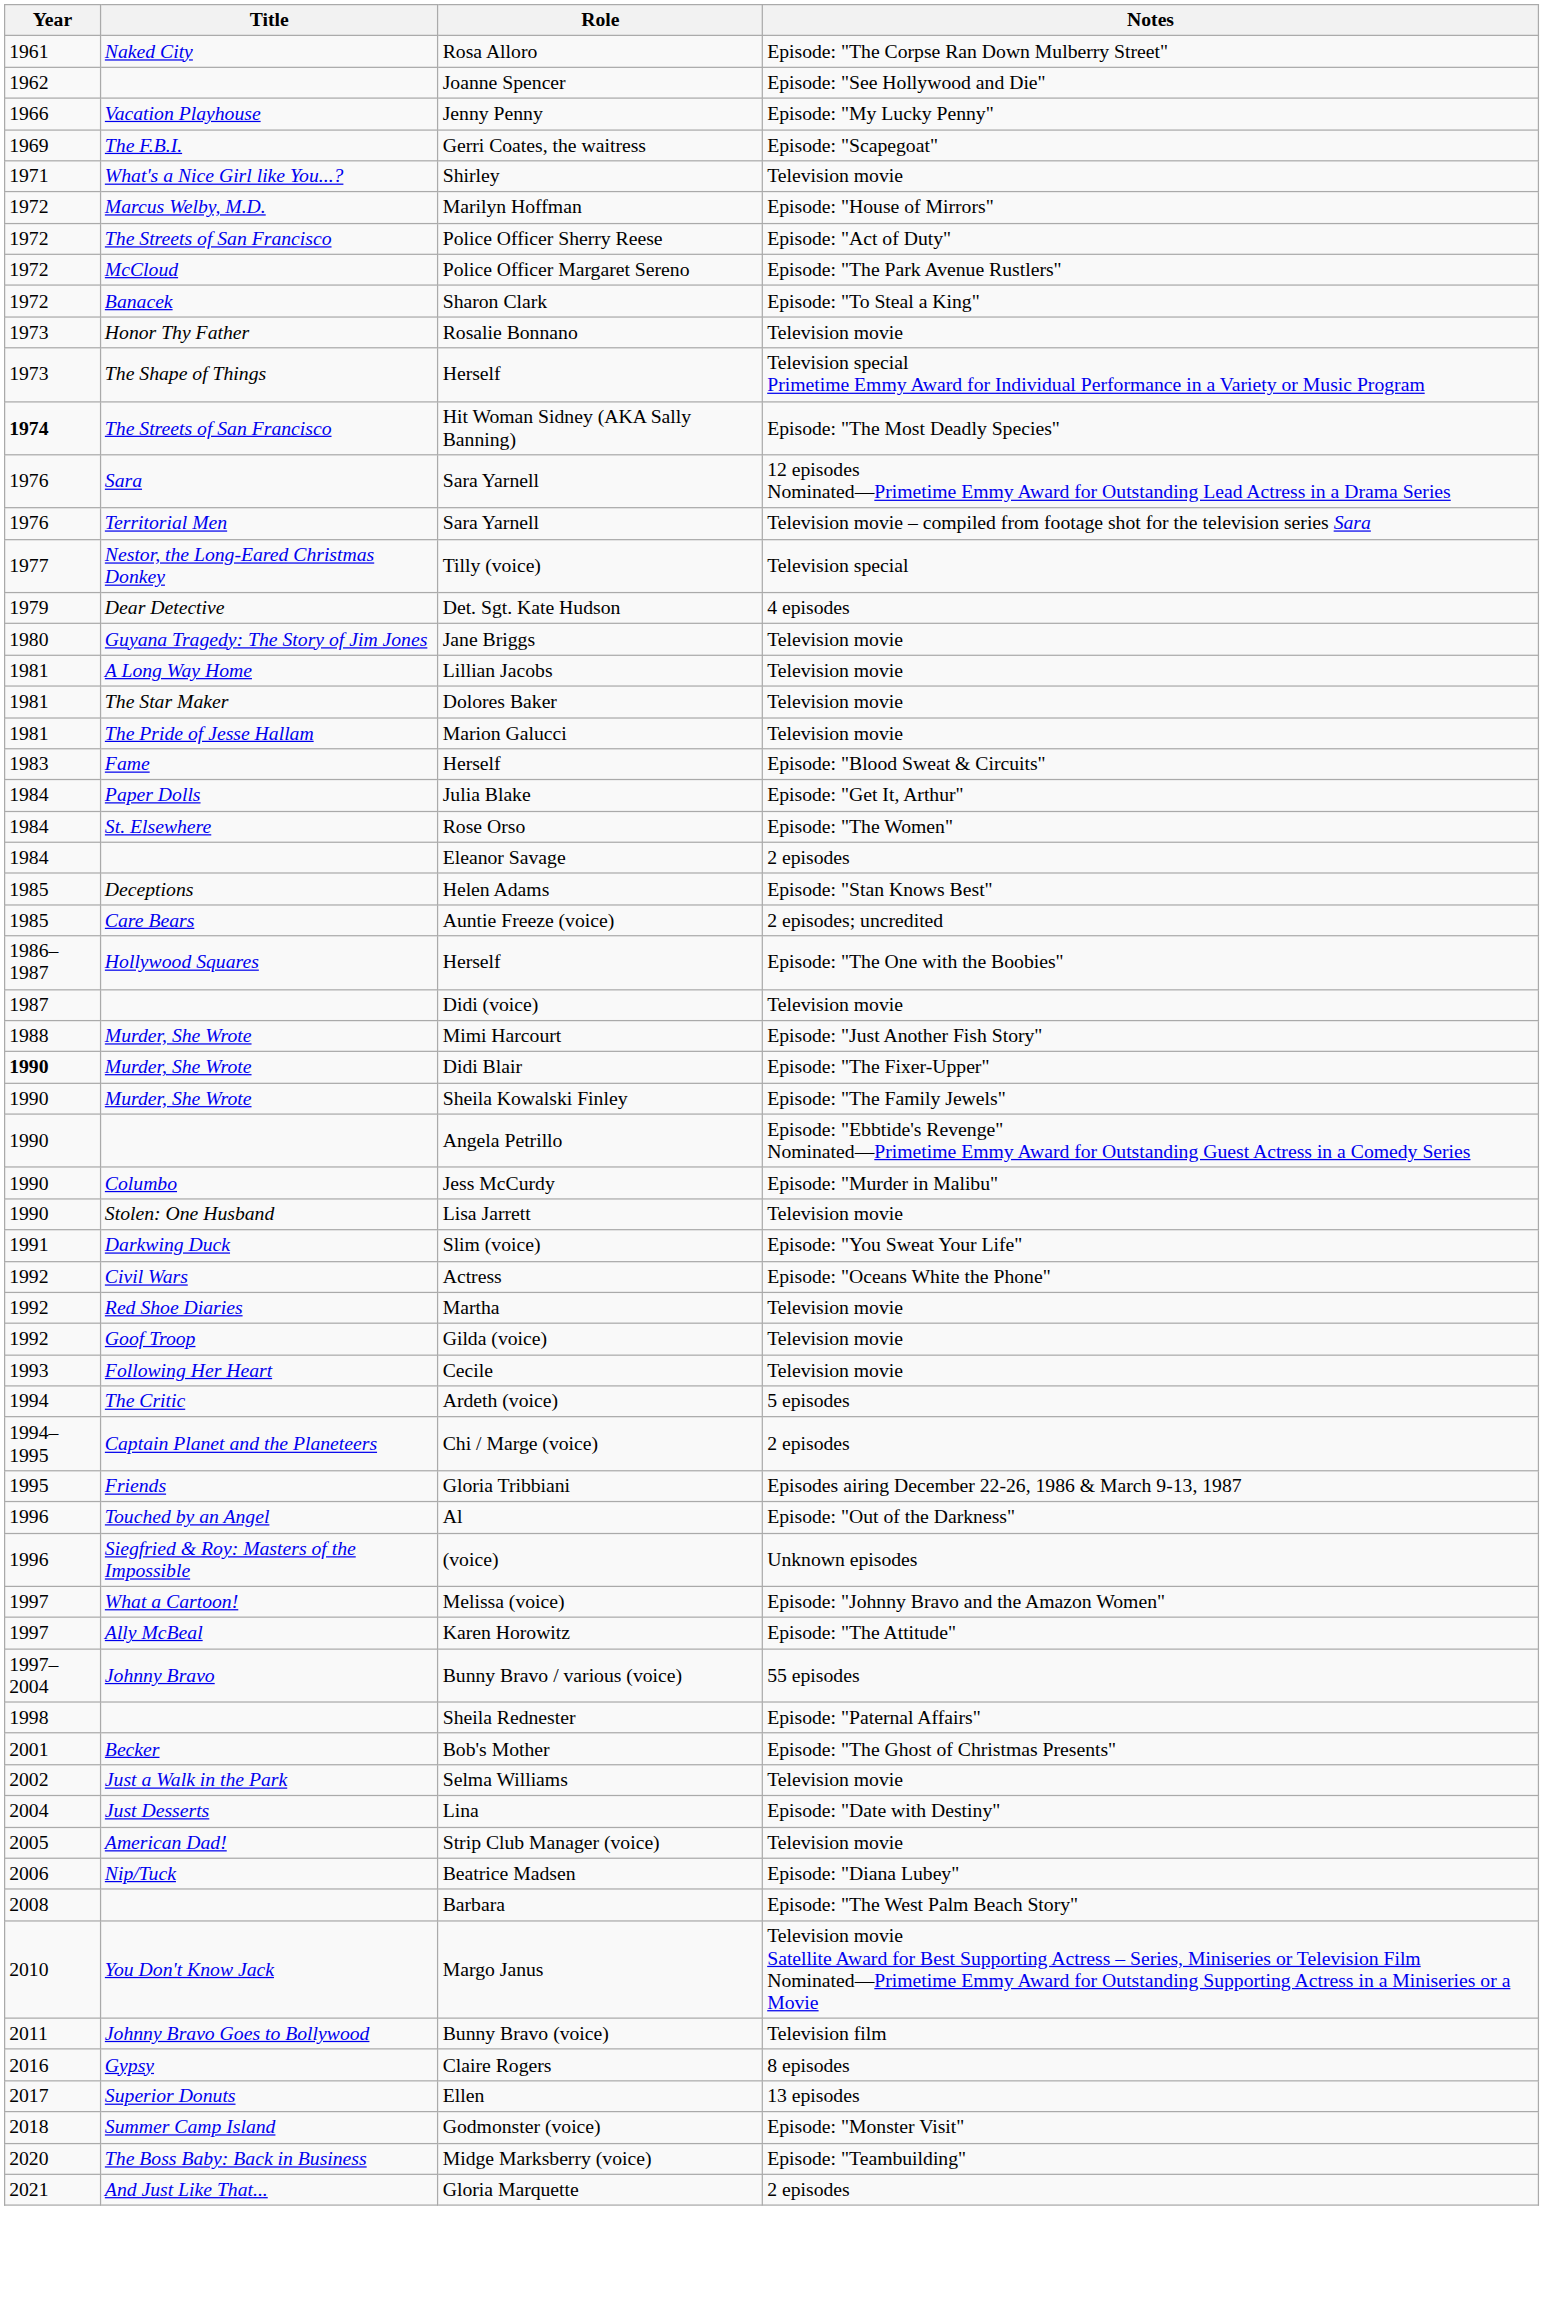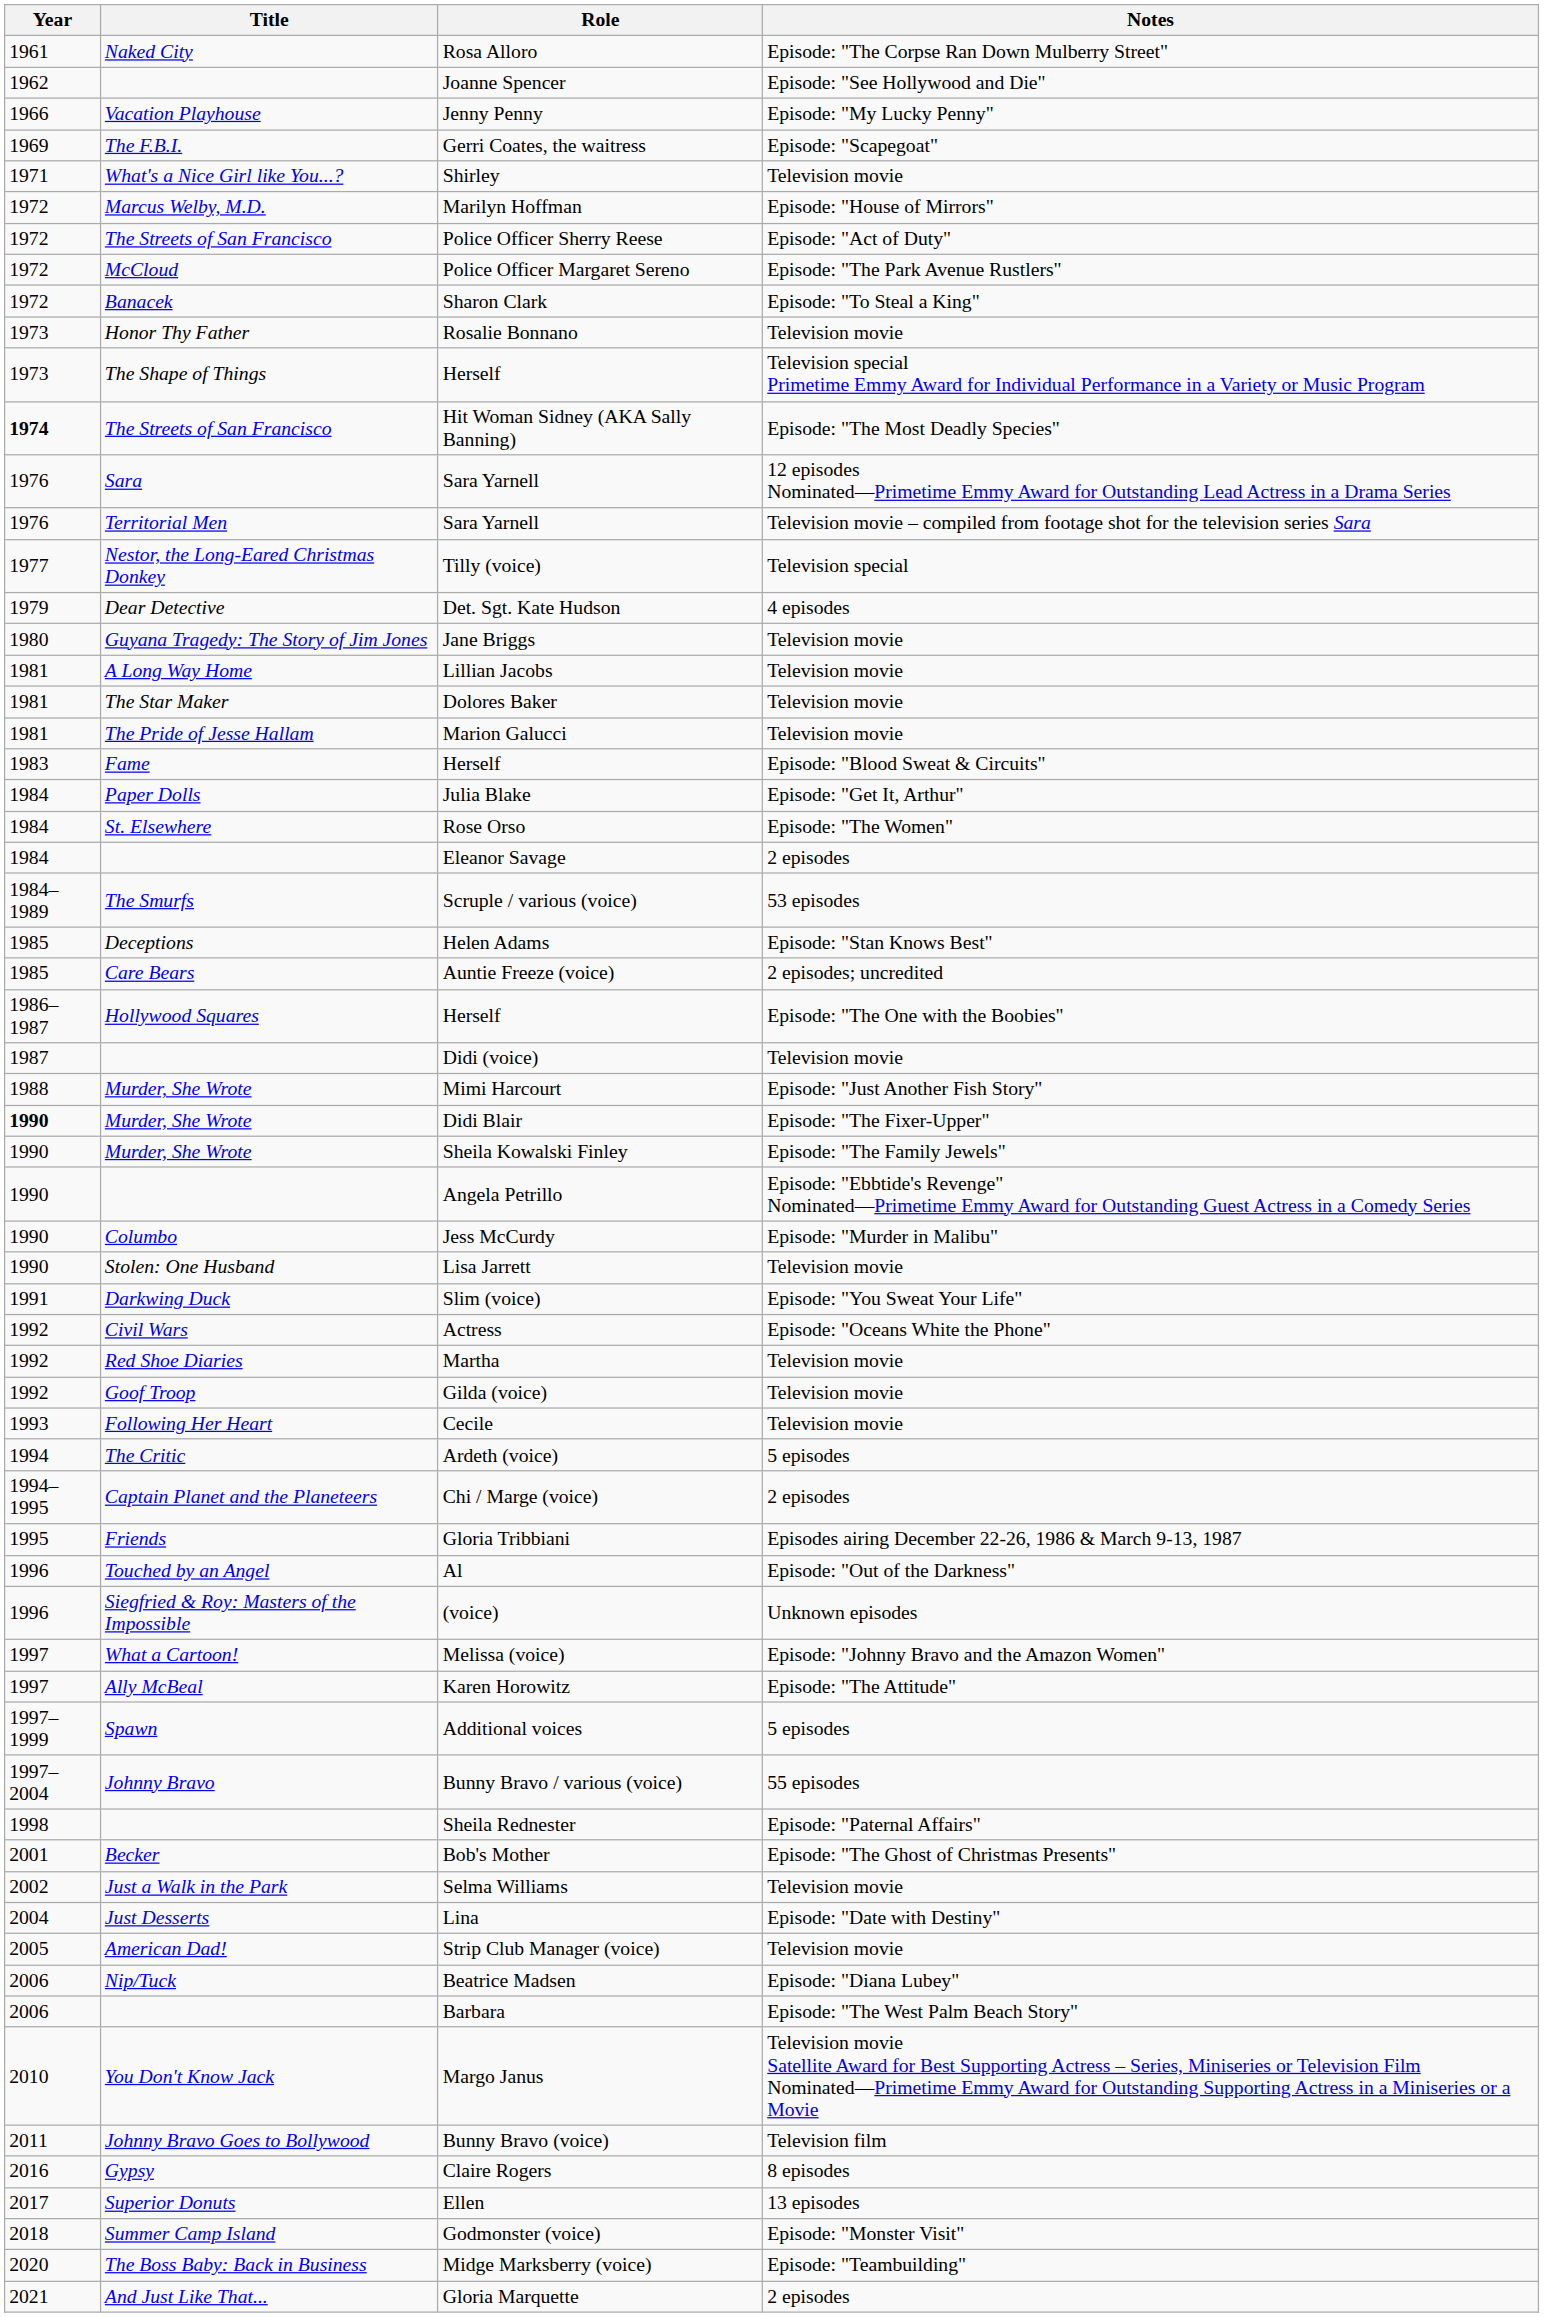+ row: (149, 900)
+ row: (131, 1728)
(29, 1904) 2008 -> (29, 2011) 2006
